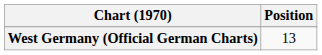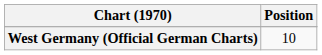(289, 38) 13 -> (289, 38) 10
